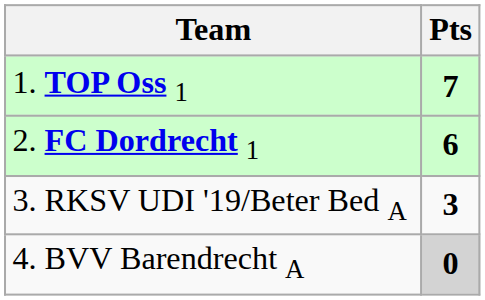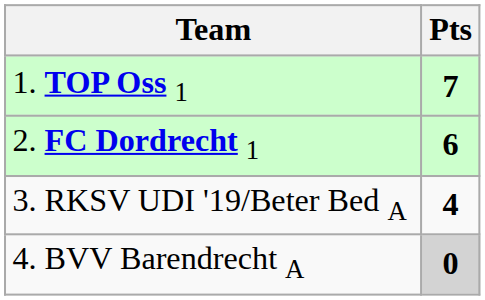(451, 204) 3 -> (451, 204) 4
